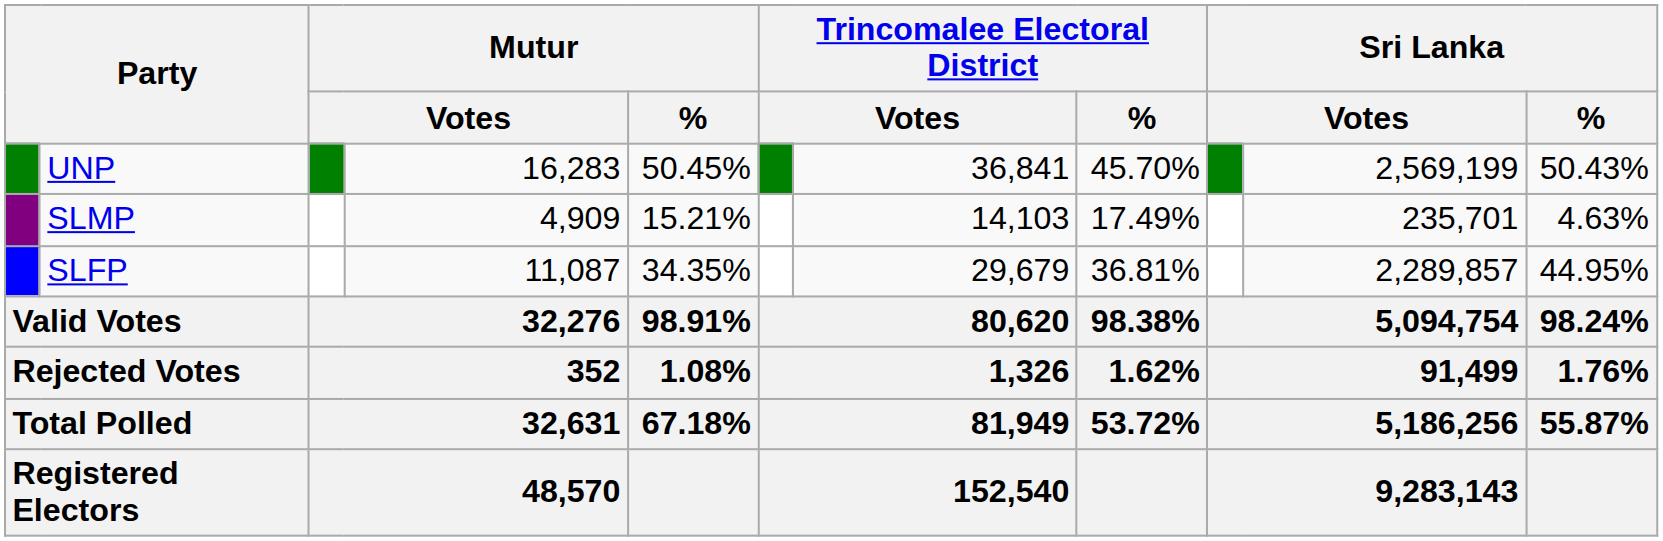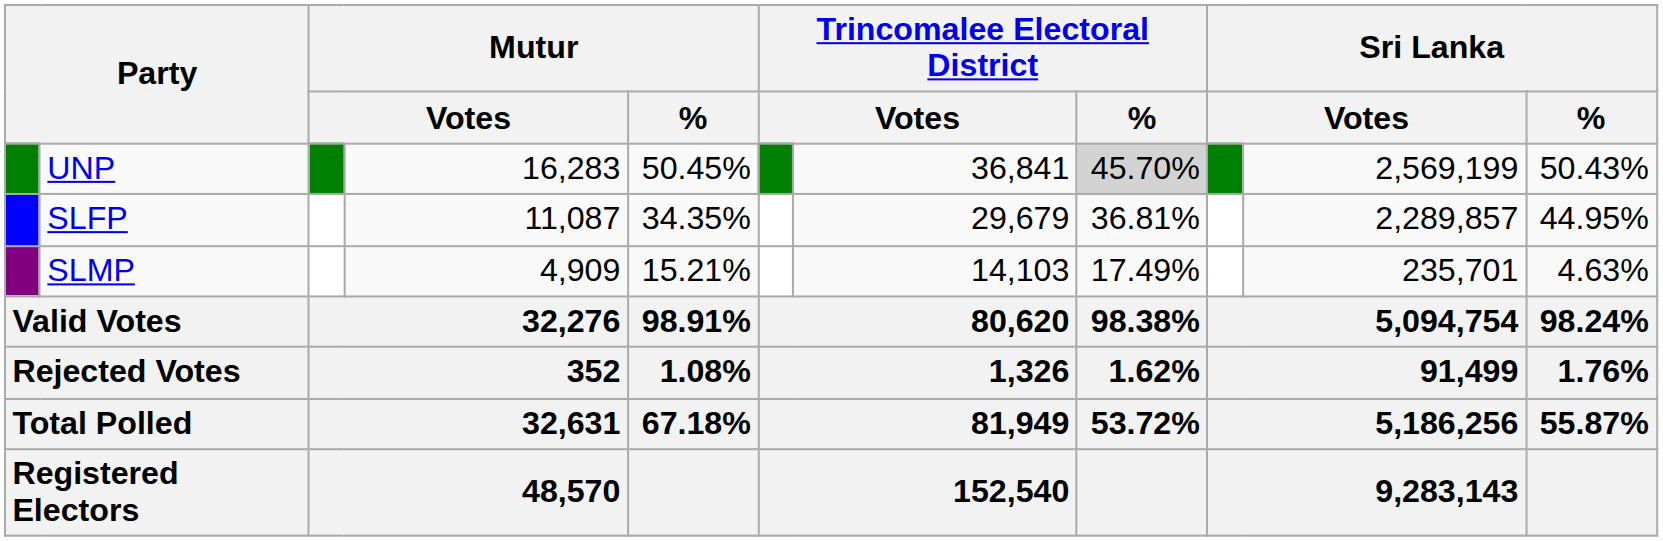(1145, 168) no background -> (1145, 168) lightgrey background
rows swapped: (88, 270) <-> (91, 219)
